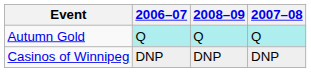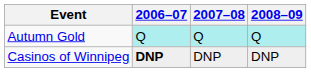columns swapped: (277, 15) <-> (219, 15)
(149, 57) normal -> (149, 57) bold
